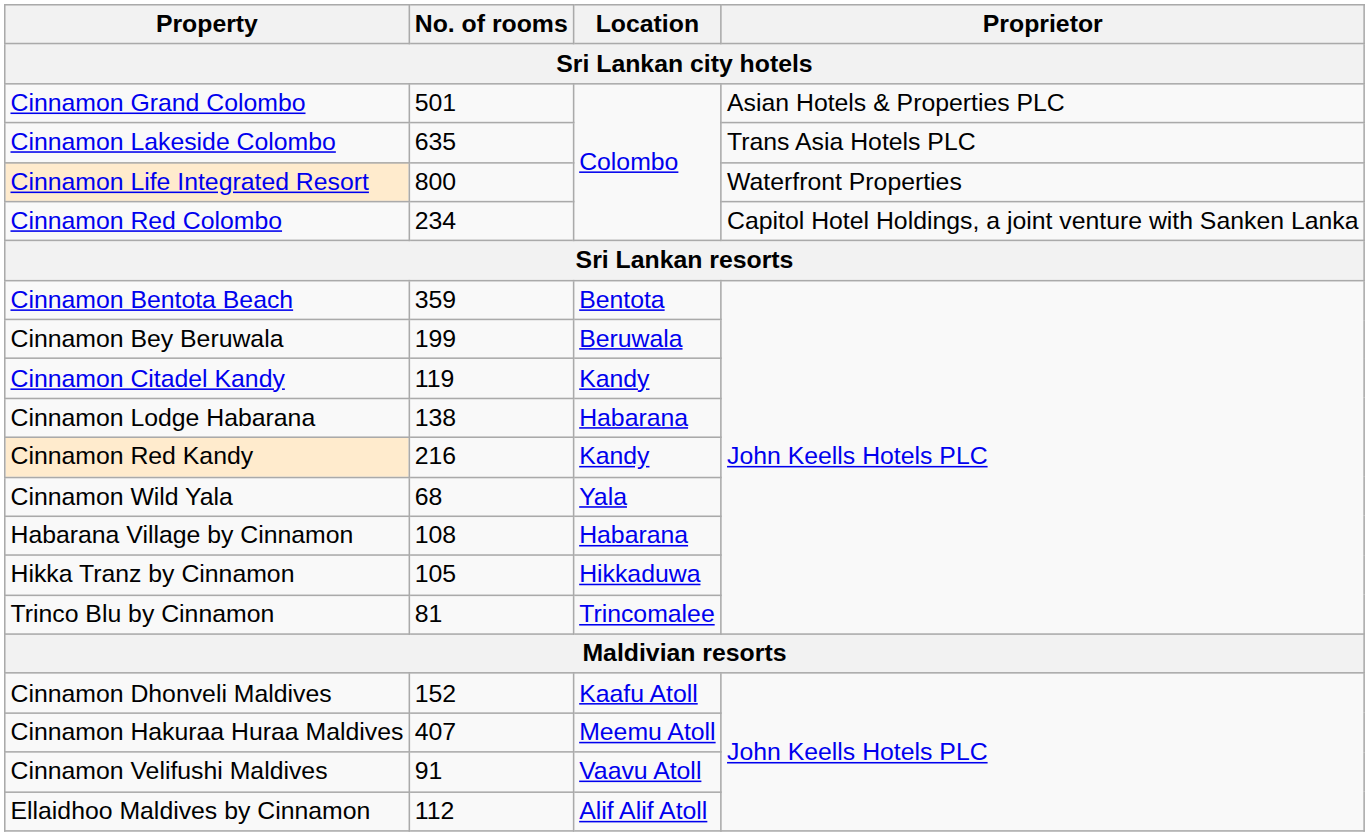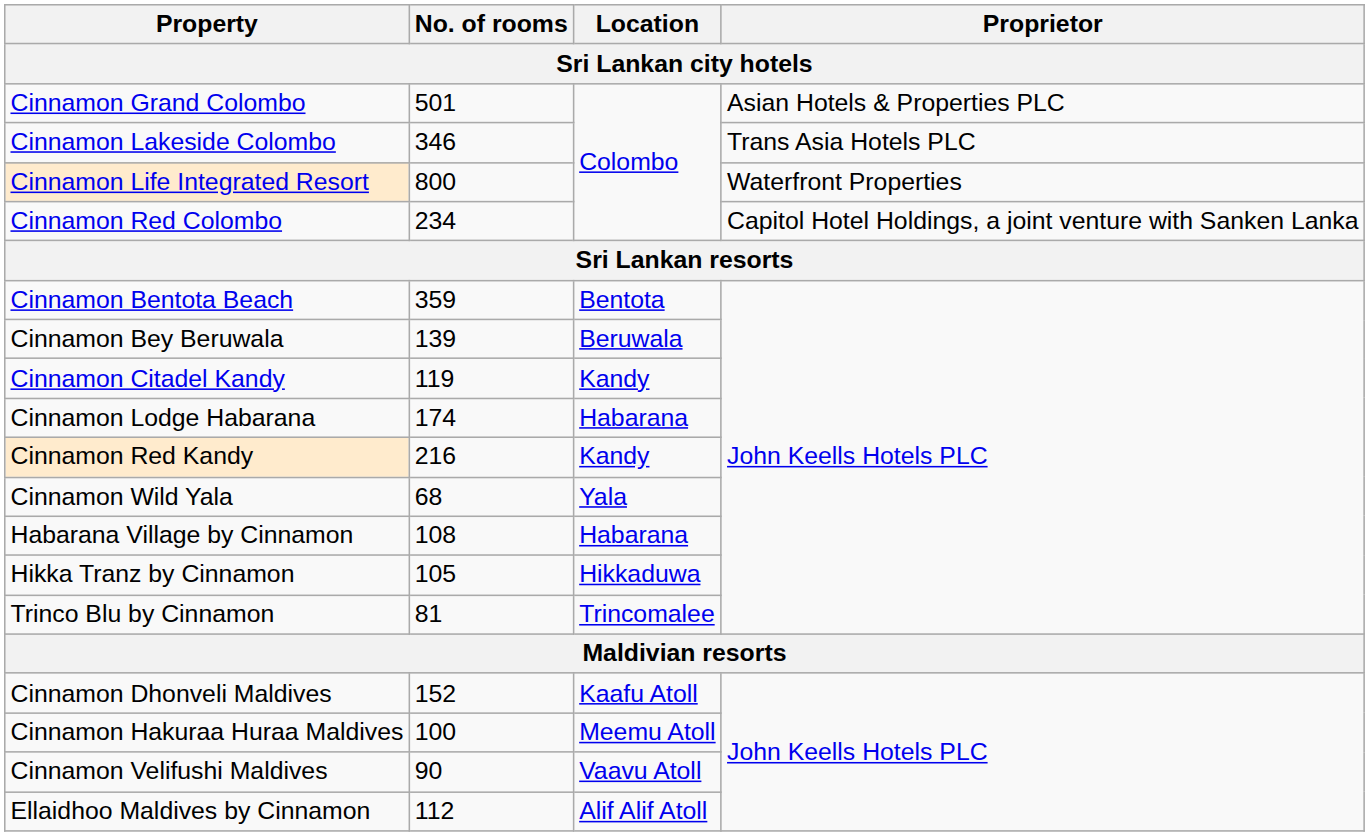(435, 142) 635 -> (435, 142) 346
(435, 338) 199 -> (435, 338) 139
(435, 417) 138 -> (435, 417) 174
(435, 732) 407 -> (435, 732) 100
(429, 771) 91 -> (429, 771) 90
